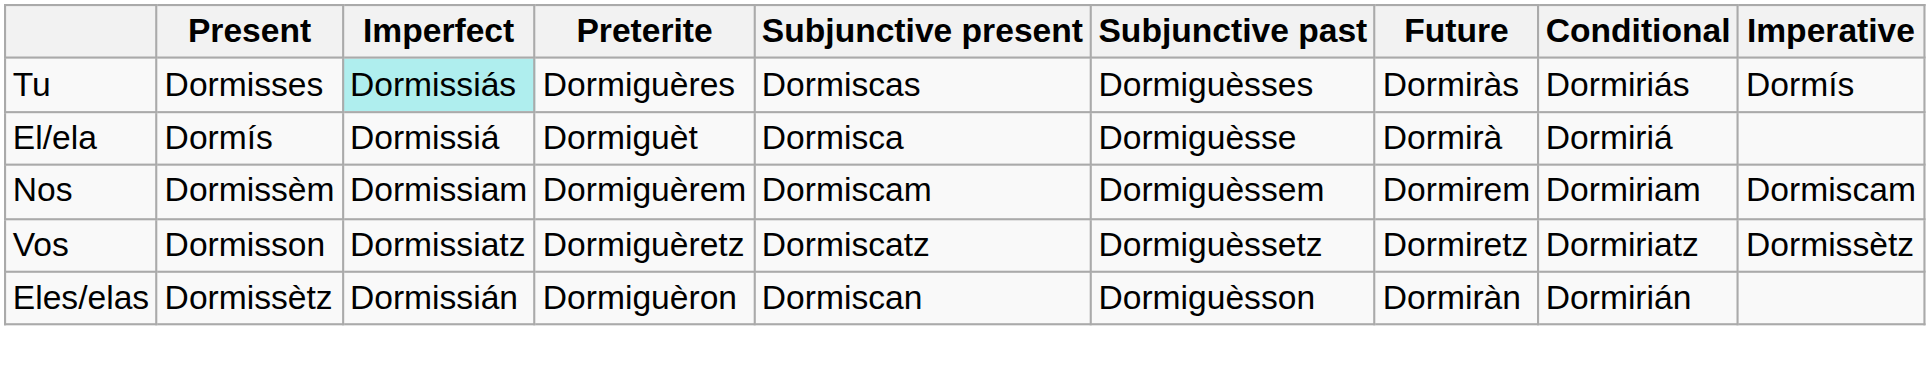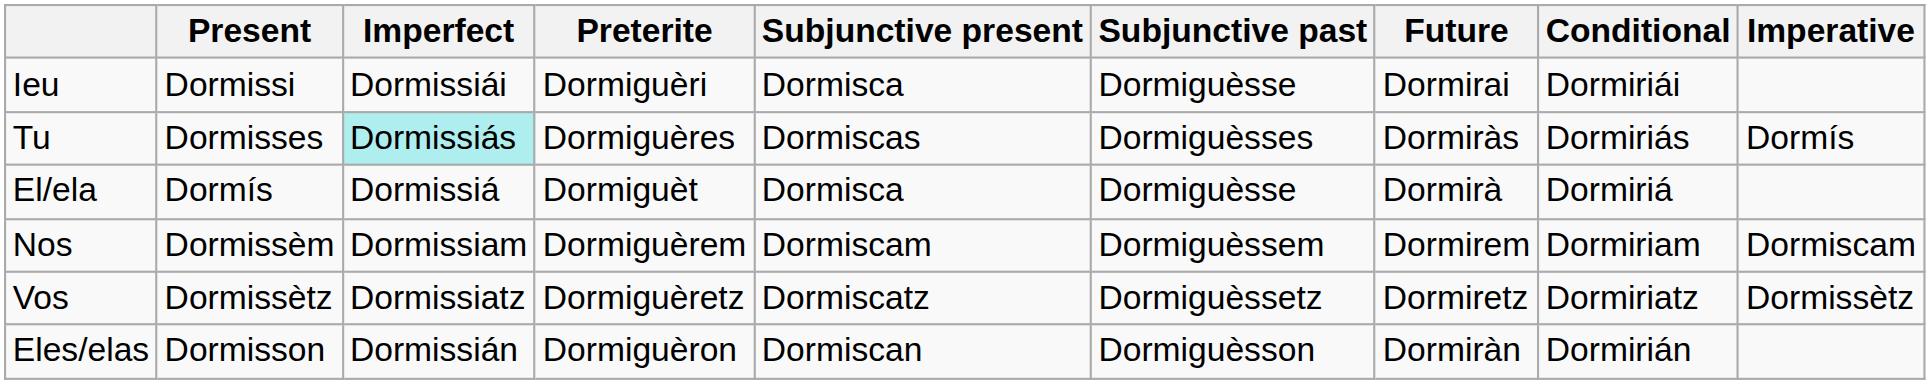+ row: (36, 84)
(245, 244) Dormisson -> (249, 297) Dormissètz
(249, 297) Dormissètz -> (245, 350) Dormisson
